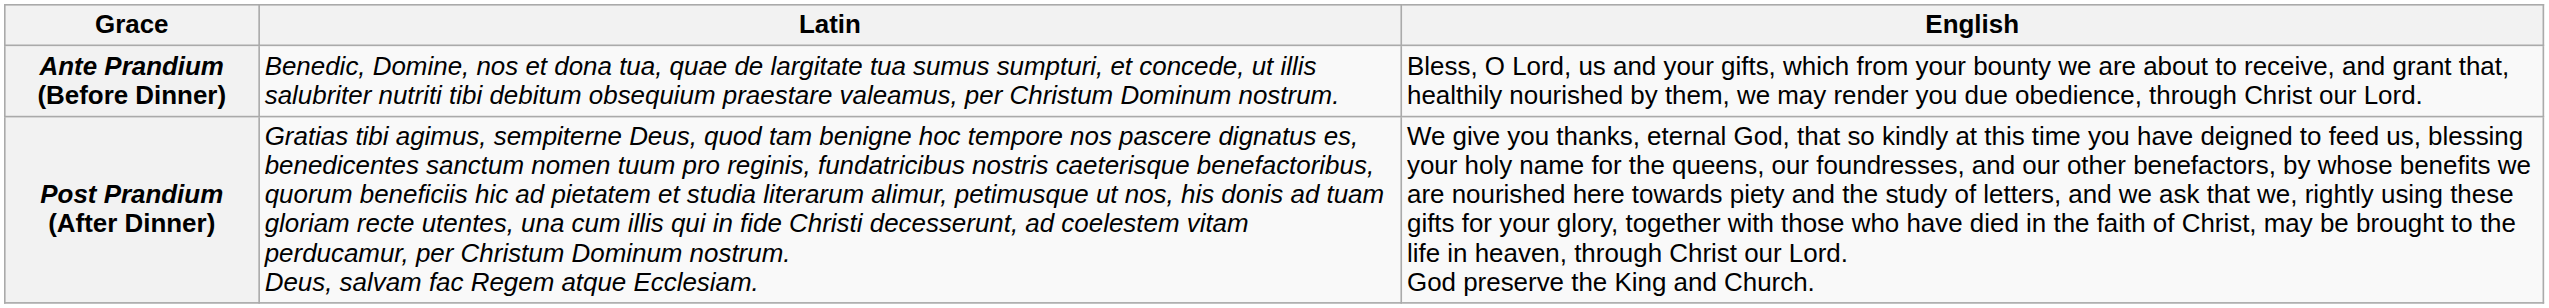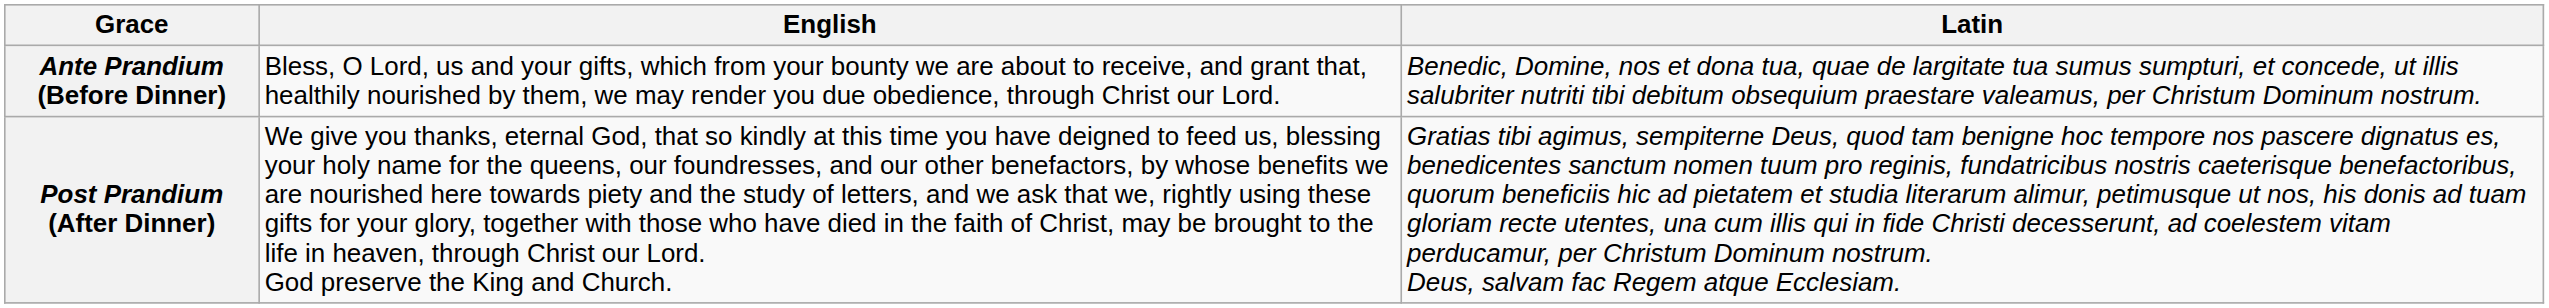columns swapped: (830, 25) <-> (1972, 25)
